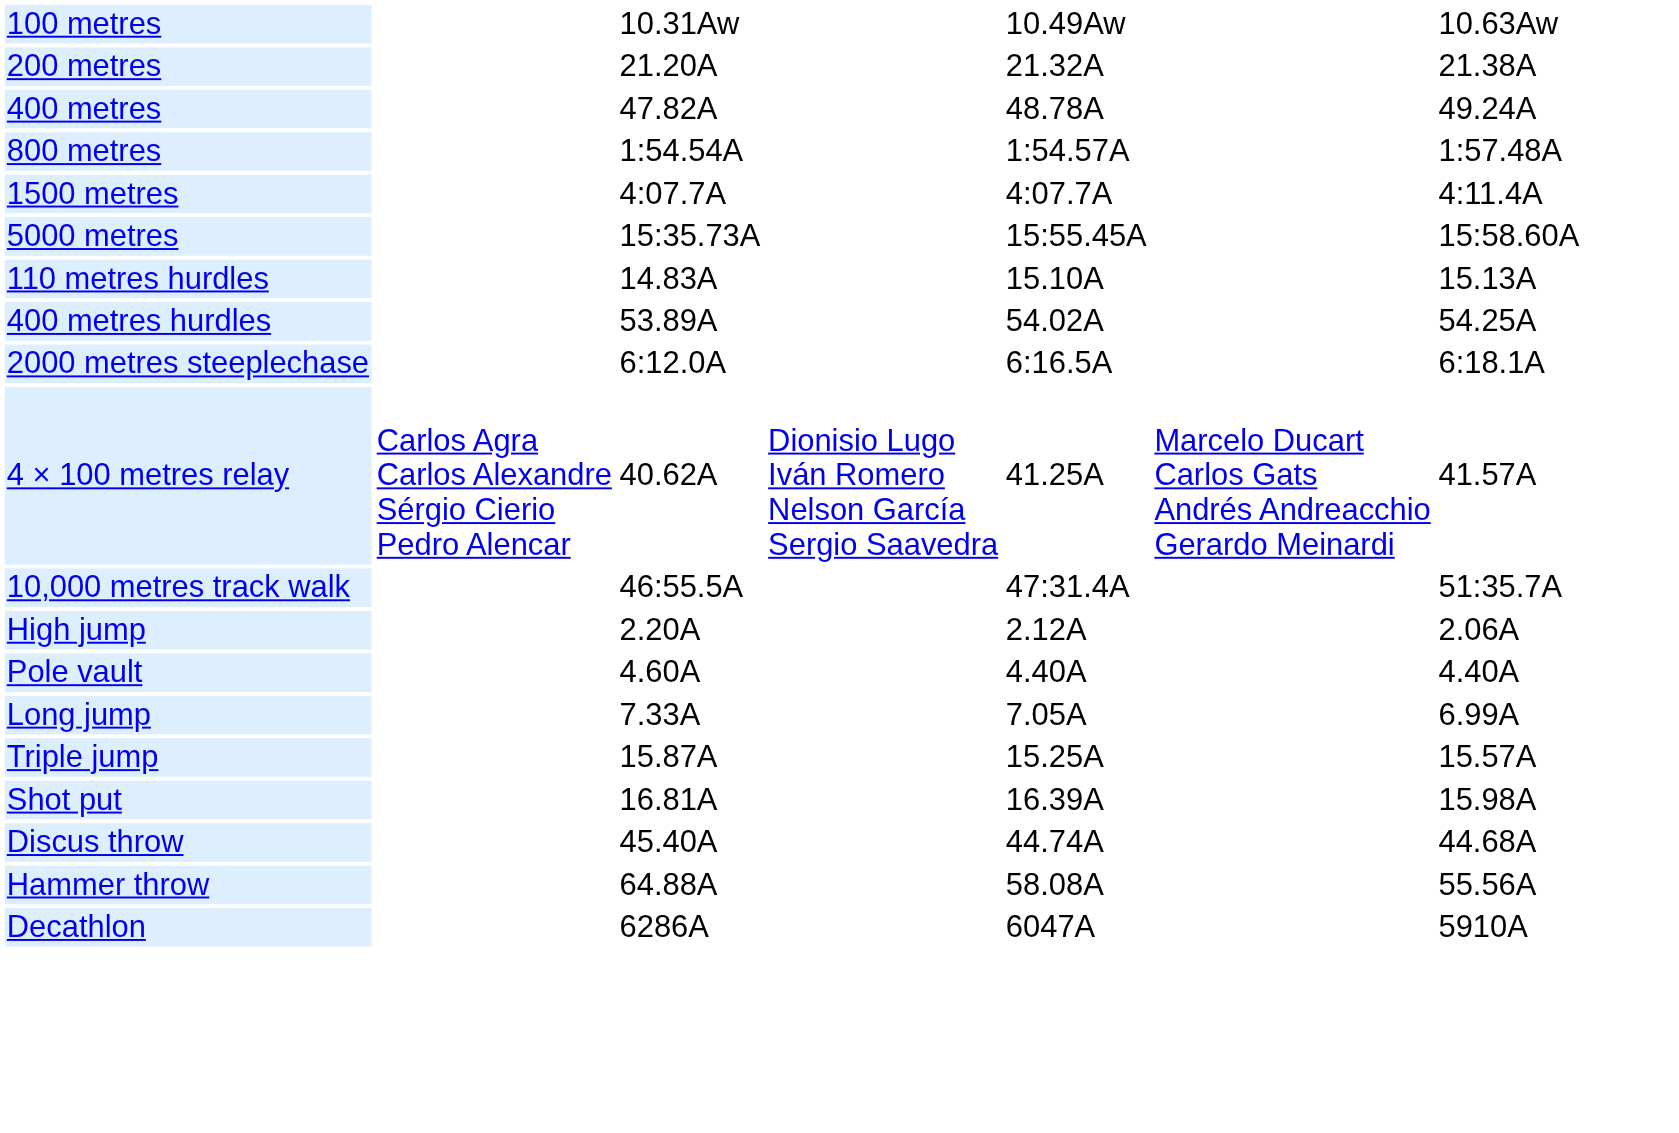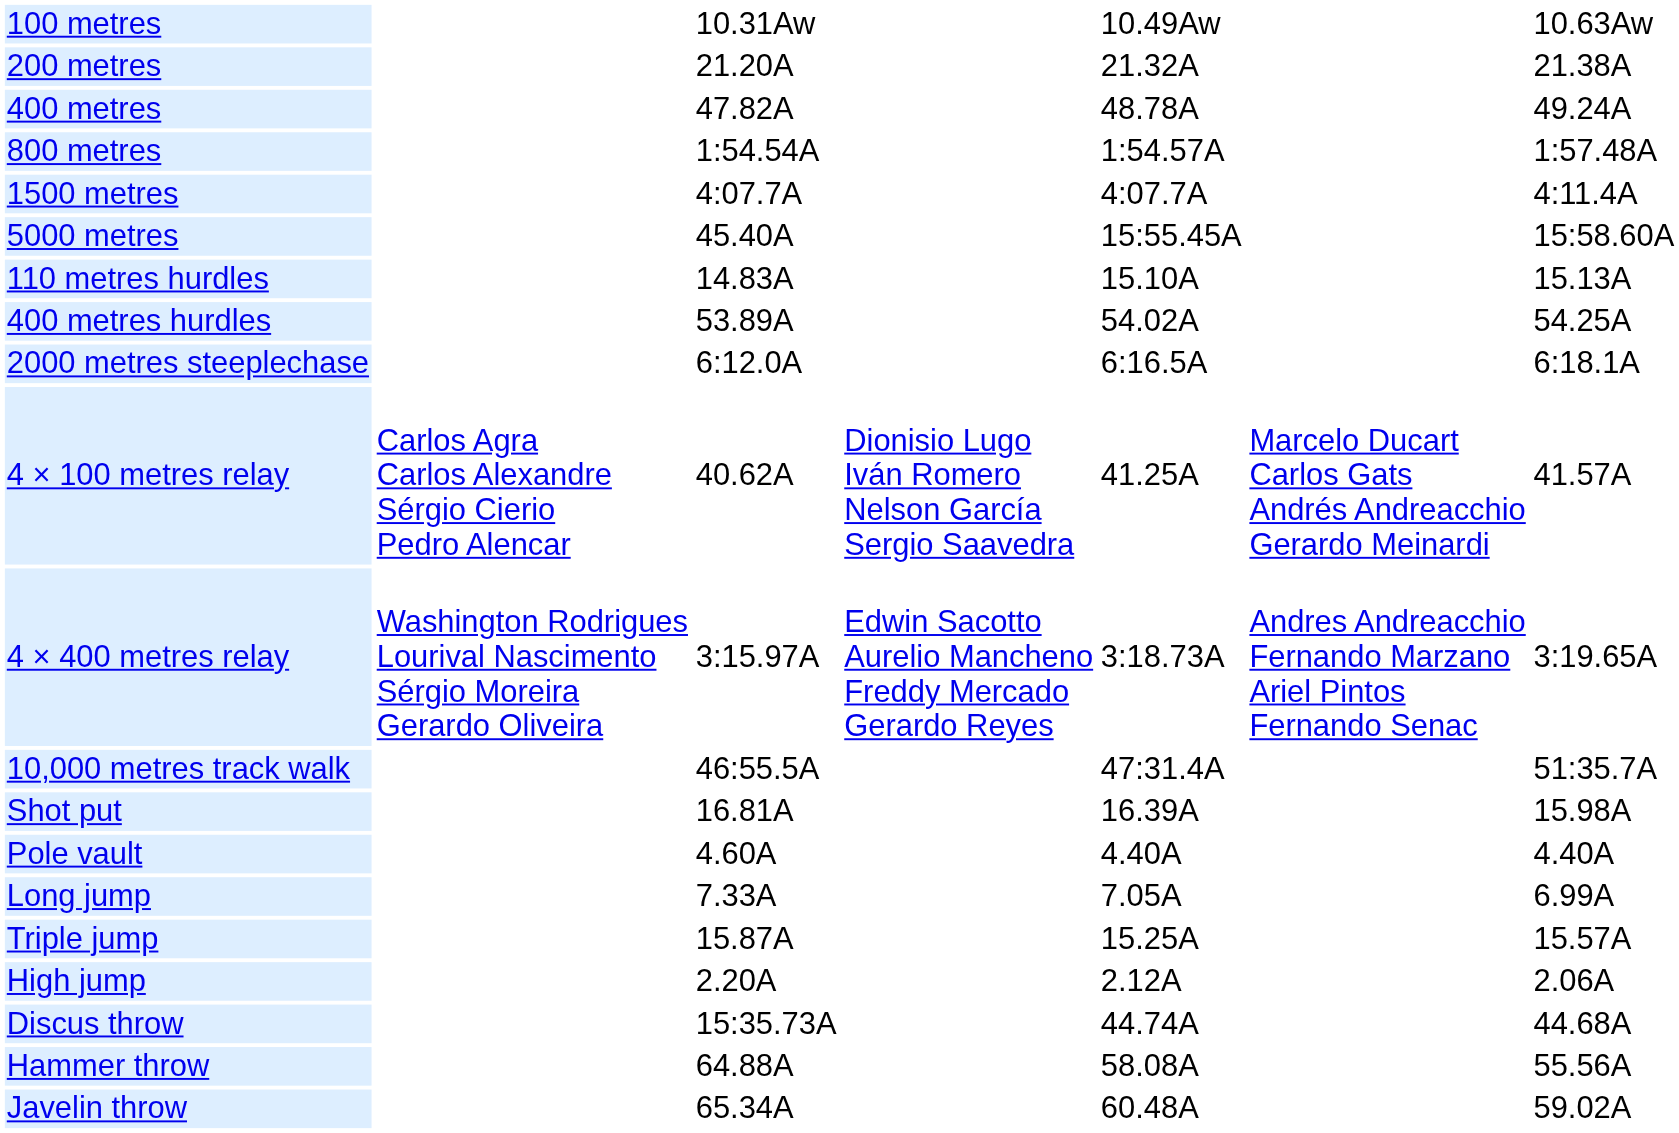(690, 235) 15:35.73A -> (745, 235) 45.40A
+ row: (148, 656)
rows swapped: (76, 629) <-> (64, 799)
(669, 842) 45.40A -> (766, 1023) 15:35.73A
+ row: (97, 1108)
- row: (76, 926)
